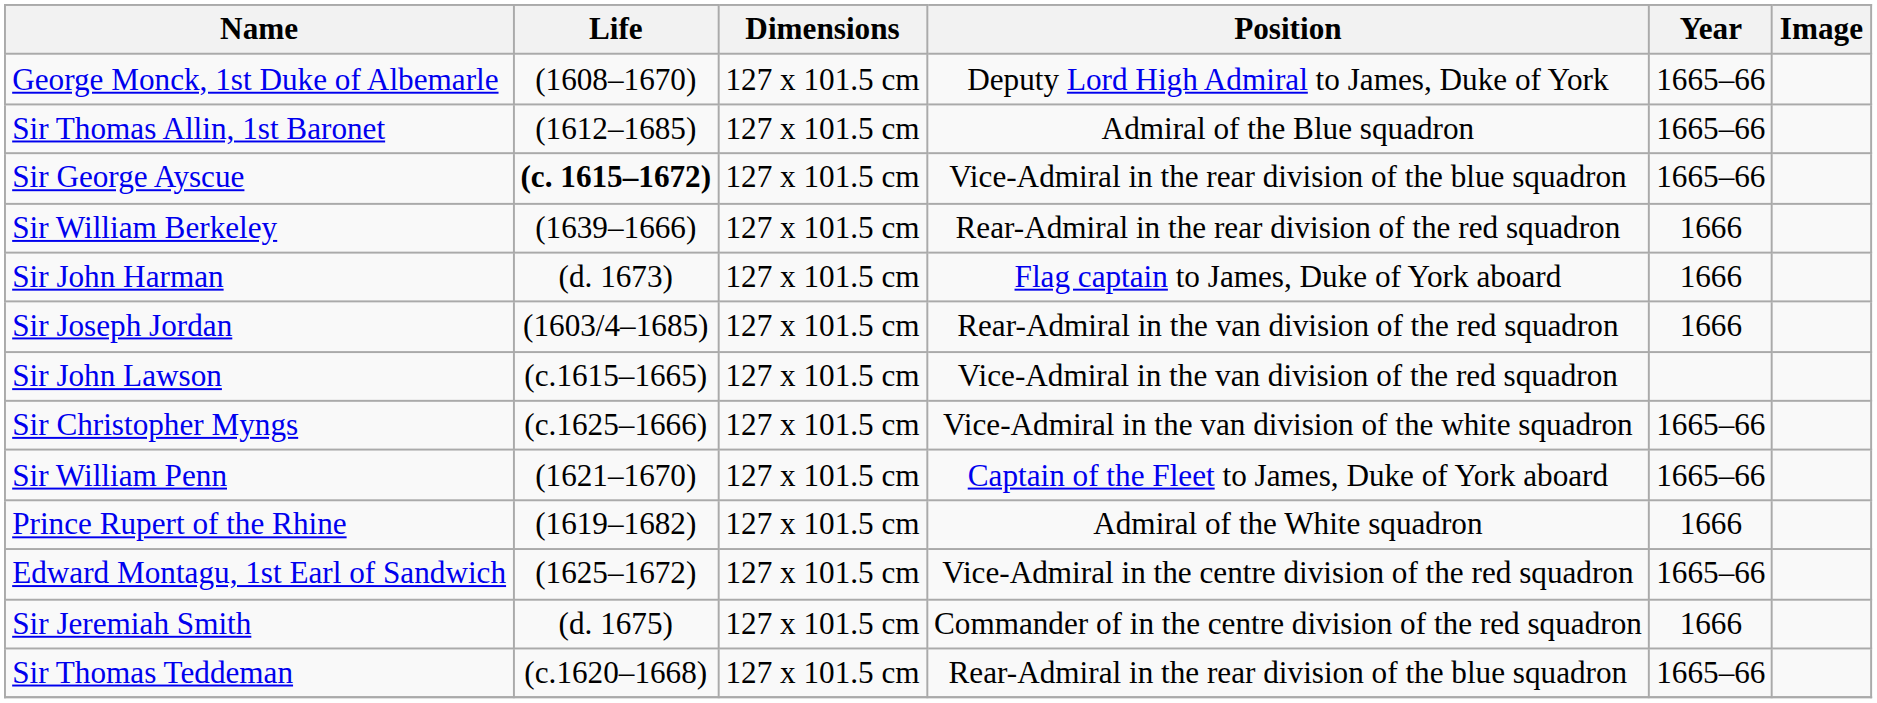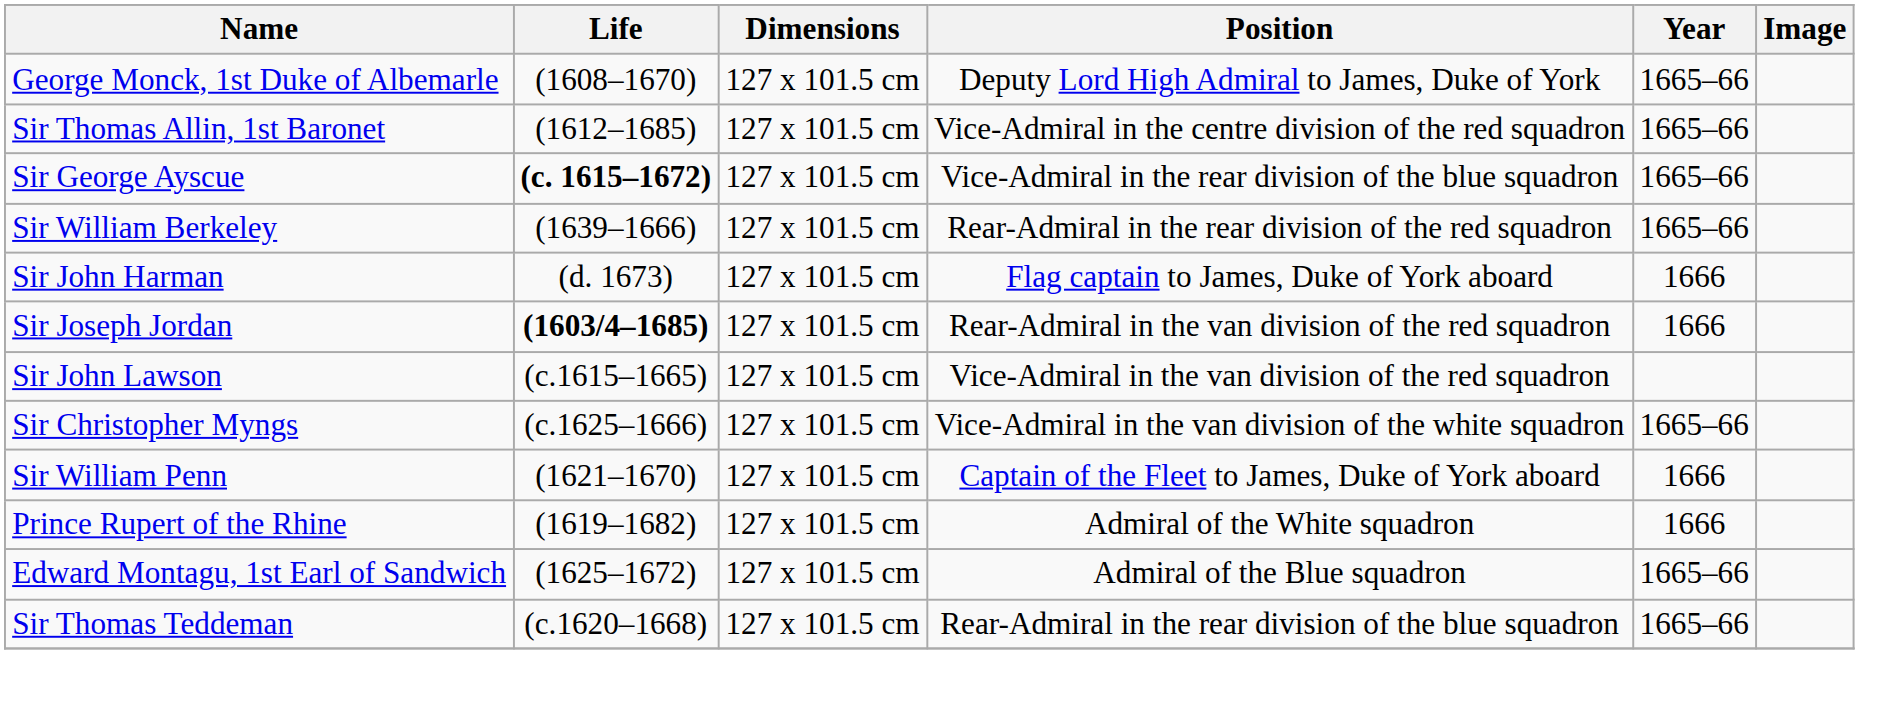(1288, 128) Admiral of the Blue squadron -> (1280, 128) Vice-Admiral in the centre division of the red squadron
(1711, 227) 1666 -> (1694, 227) 1665–66
(616, 326) normal -> (616, 326) bold
(1711, 474) 1665–66 -> (1694, 474) 1666
(1288, 573) Vice-Admiral in the centre division of the red squadron -> (1280, 573) Admiral of the Blue squadron
- row: (132, 623)
